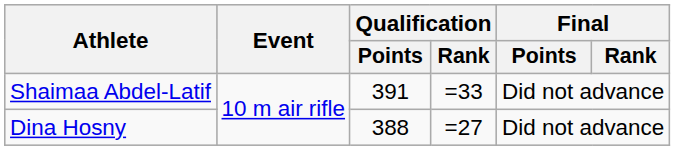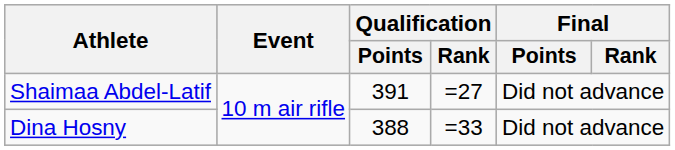(464, 92) =33 -> (464, 92) =27
(464, 127) =27 -> (464, 127) =33
